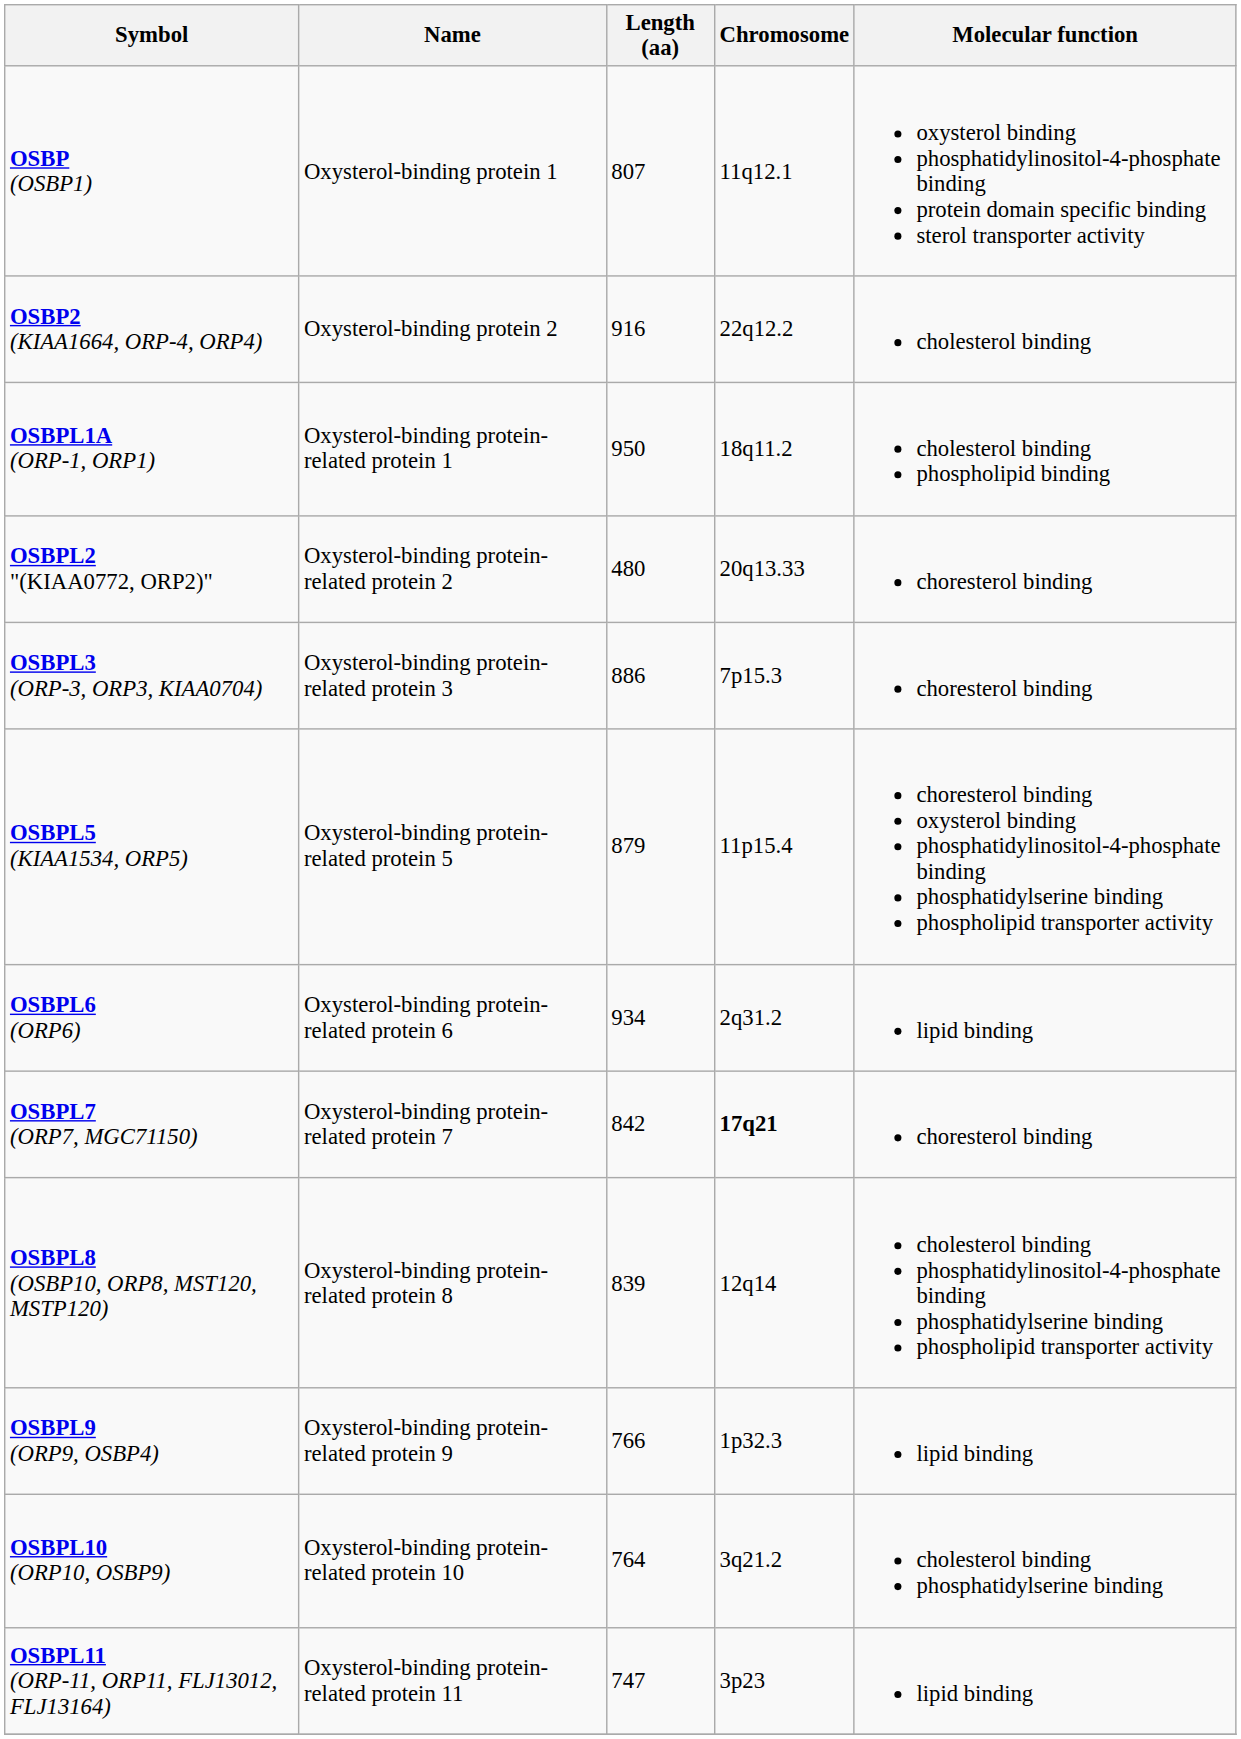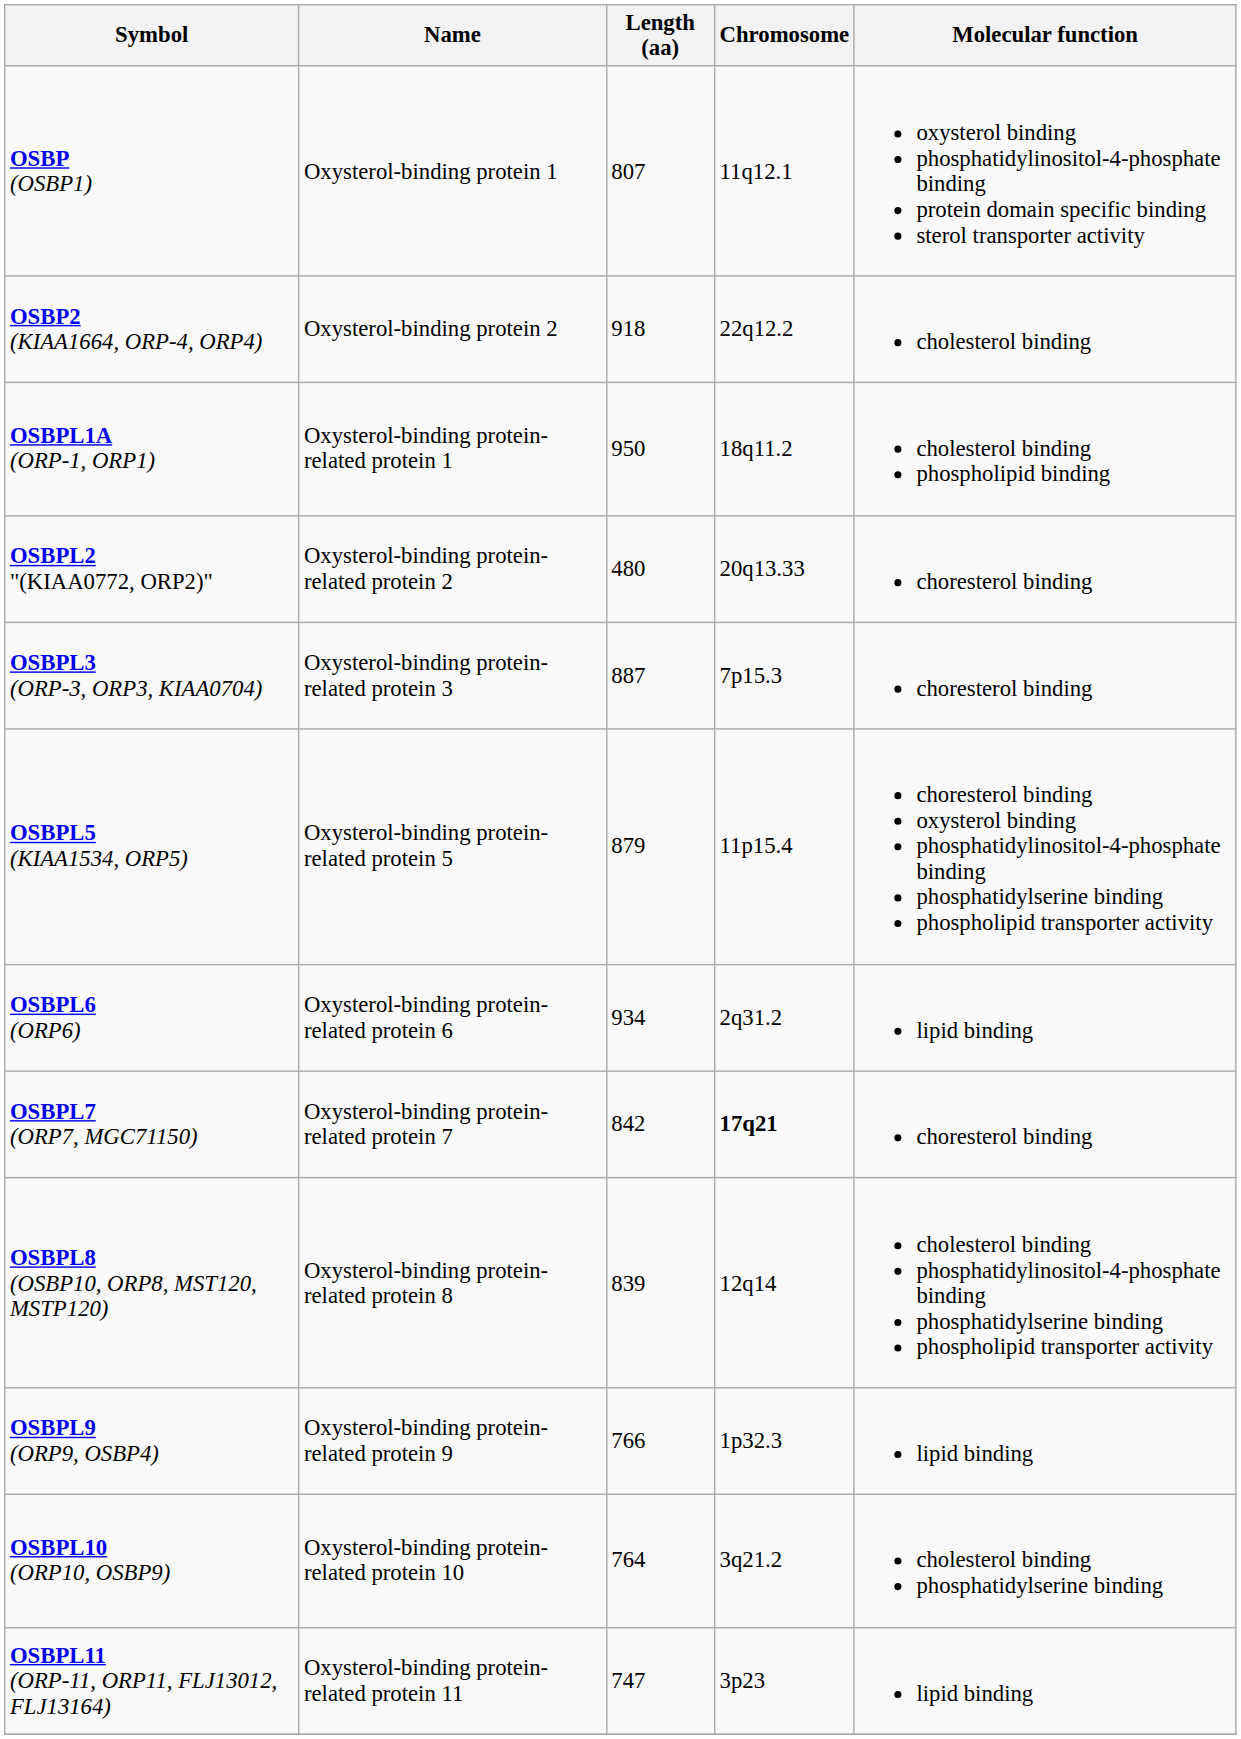(628, 328) 916 -> (628, 328) 918
(628, 675) 886 -> (628, 675) 887
